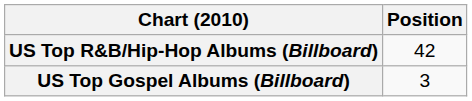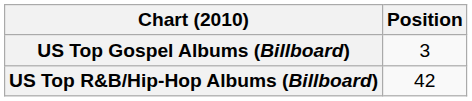rows swapped: (194, 80) <-> (194, 50)
